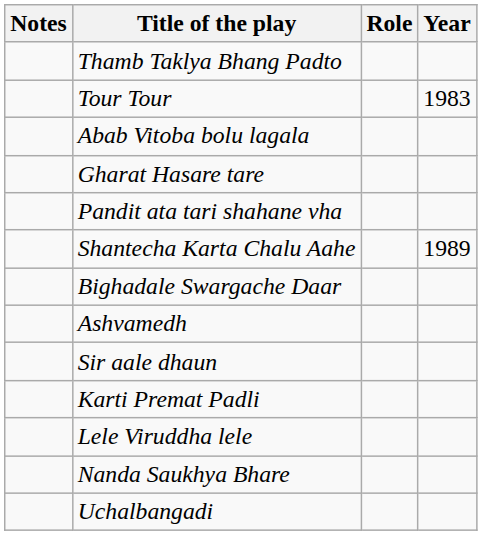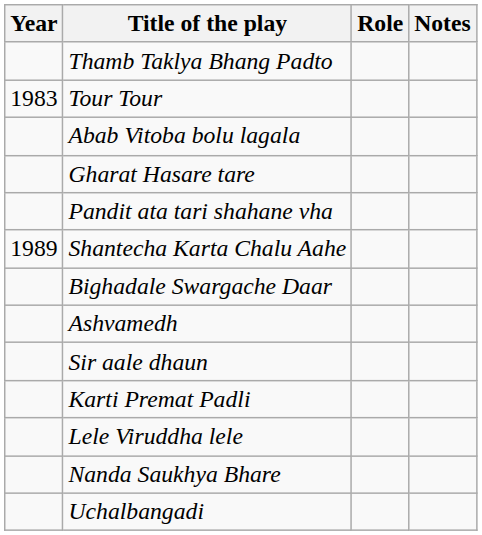columns swapped: (447, 23) <-> (38, 23)
